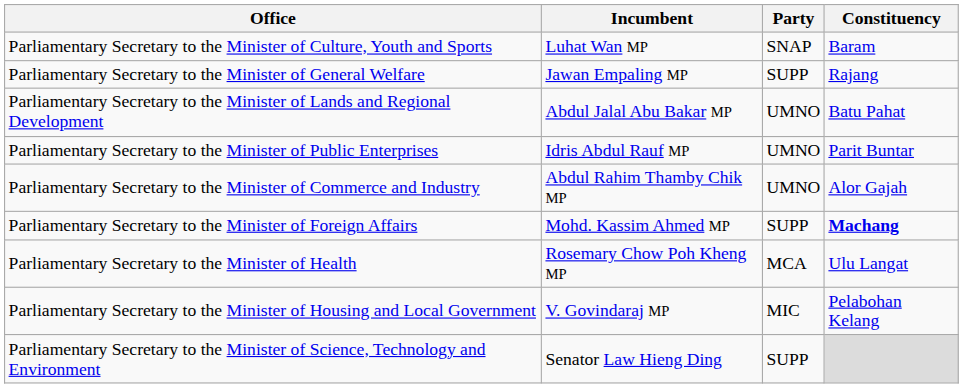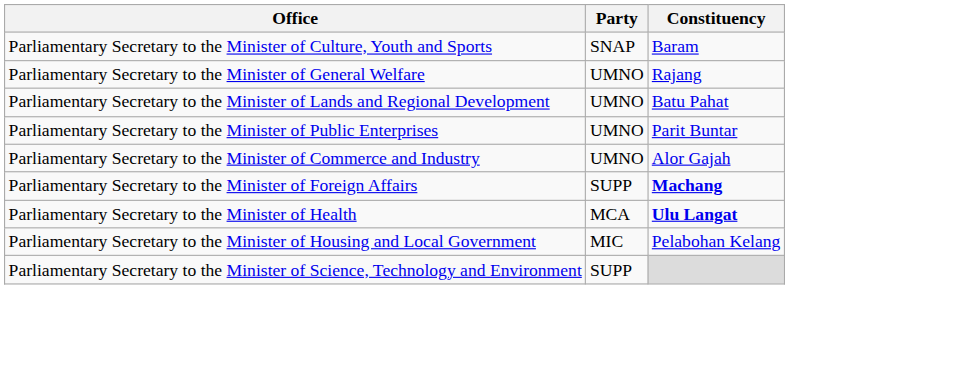- column: (652, 18)
(788, 74) SUPP -> (617, 74) UMNO
(868, 263) normal -> (695, 213) bold
